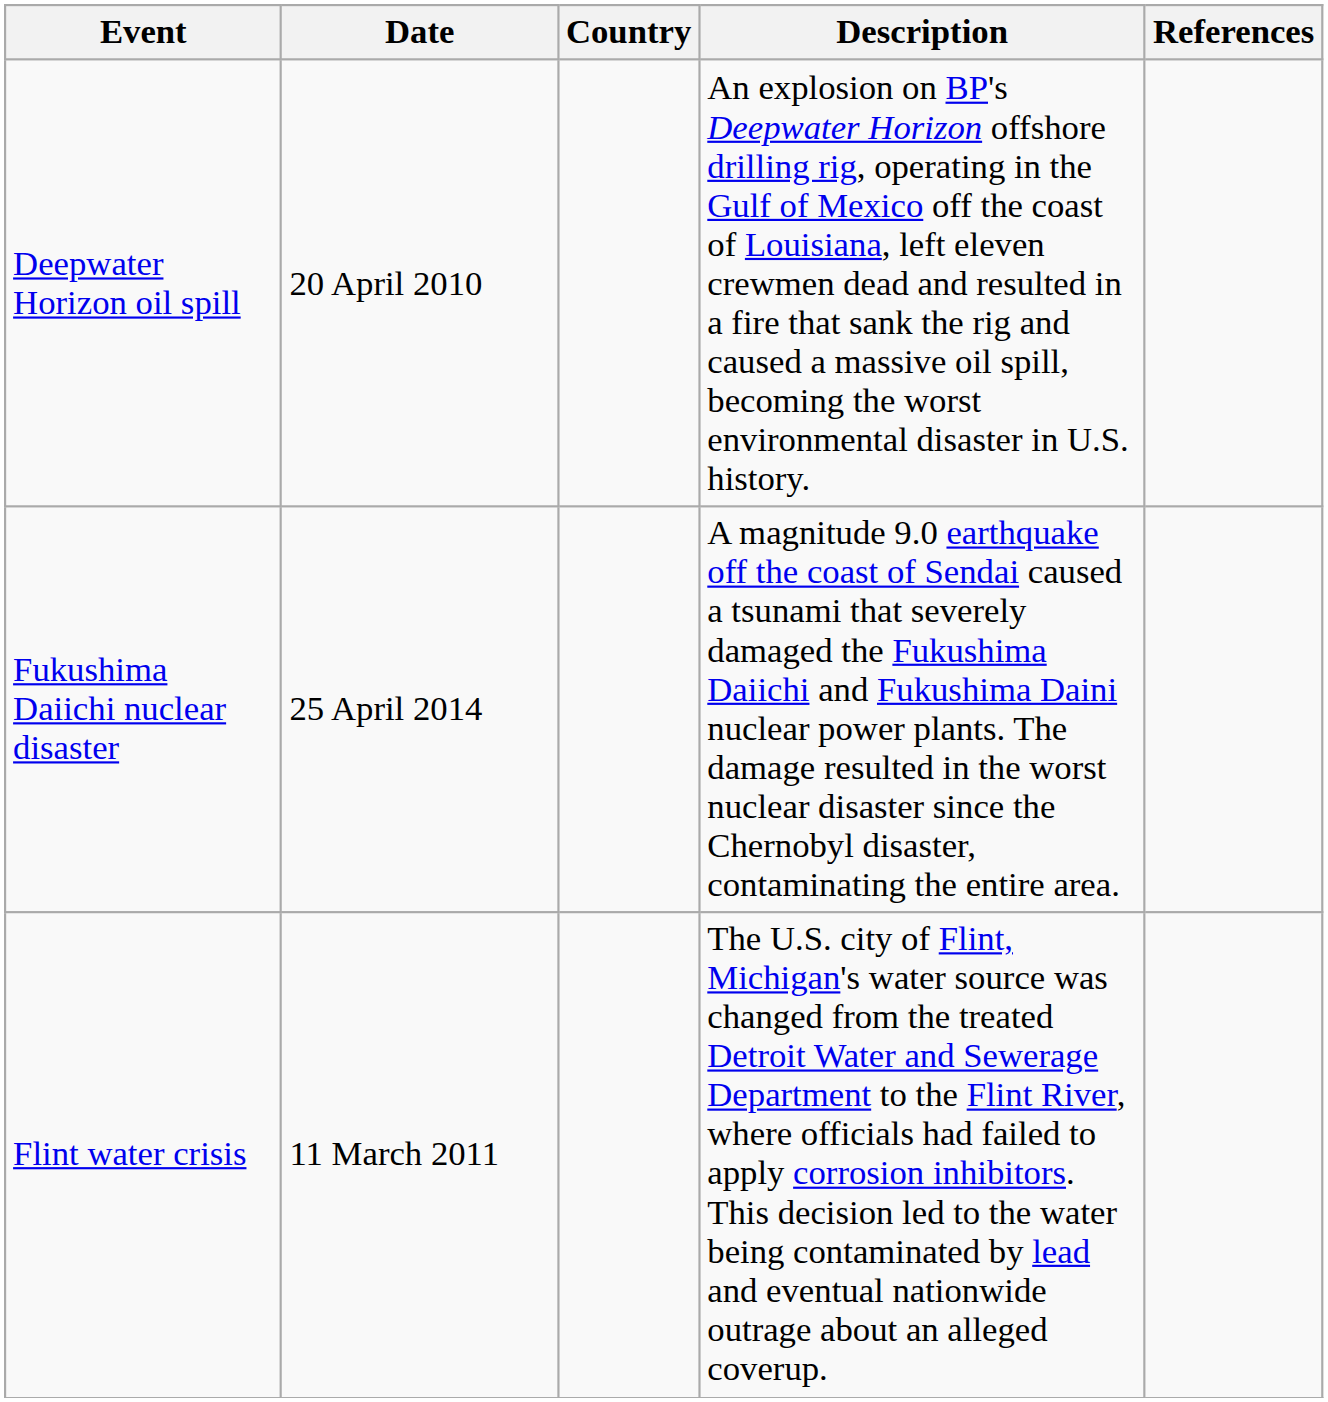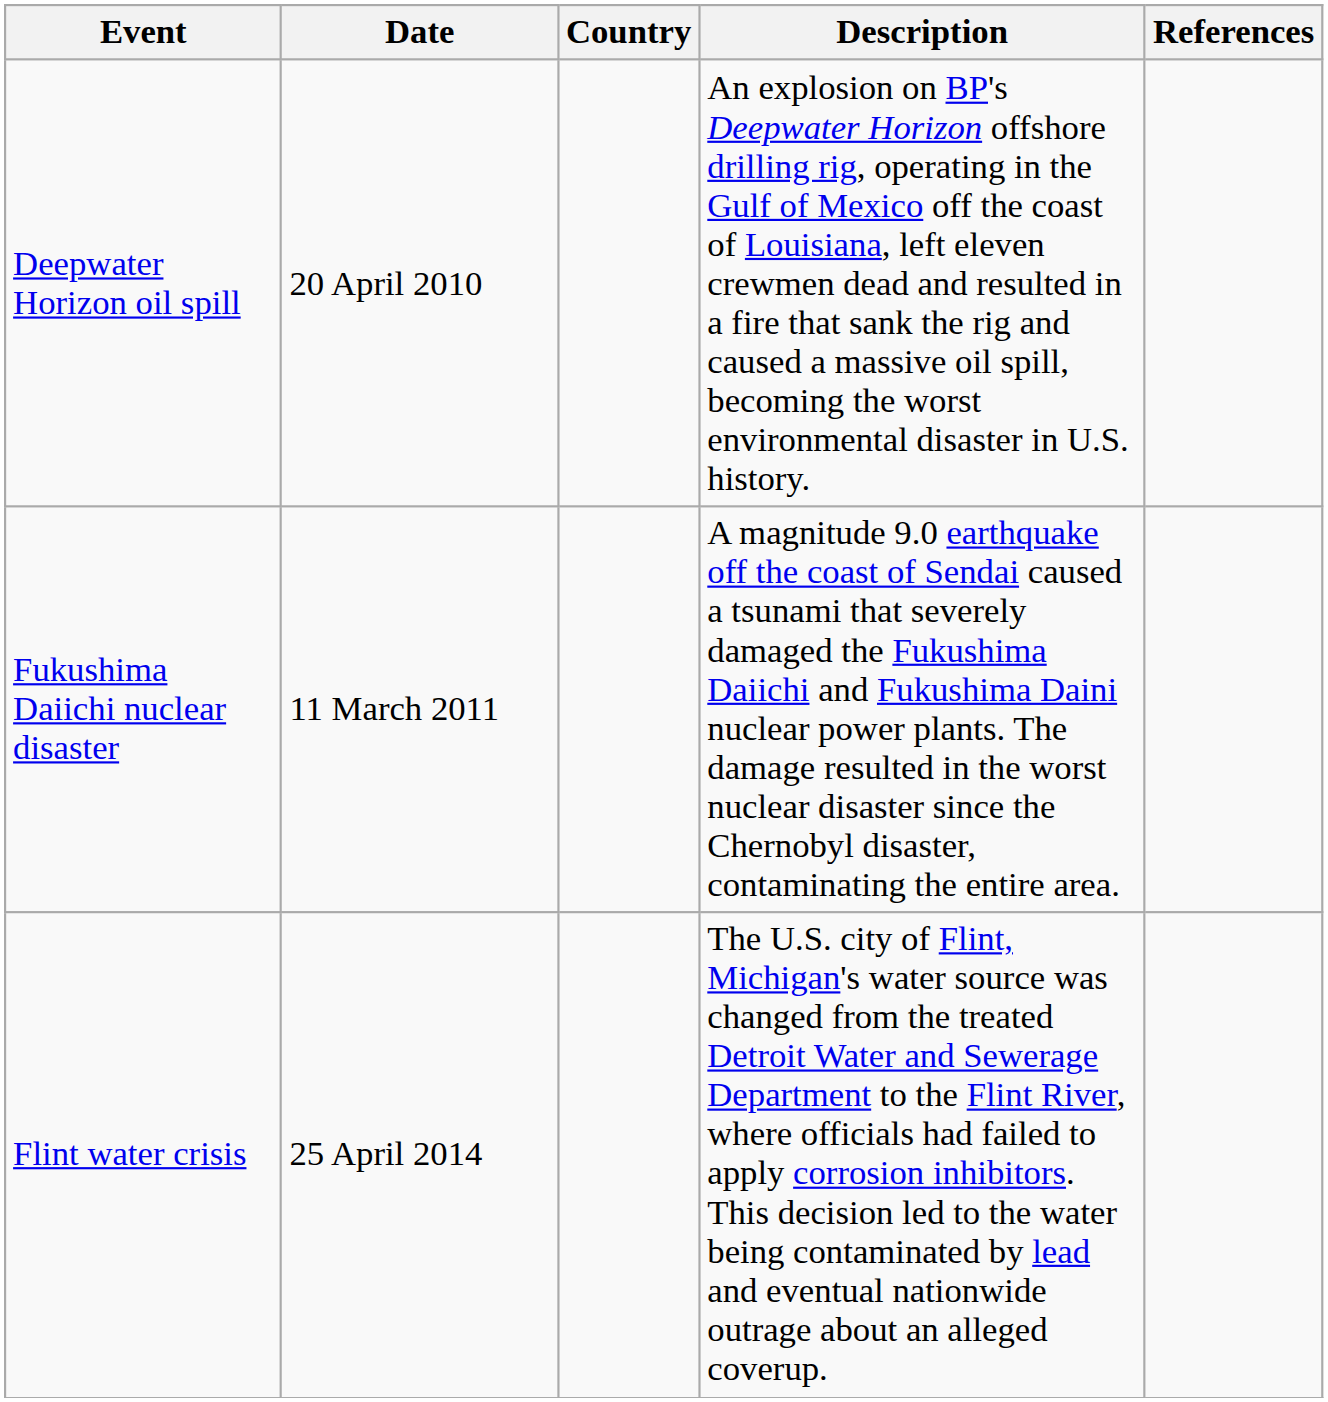(386, 708) 25 April 2014 -> (394, 708) 11 March 2011
(394, 1154) 11 March 2011 -> (386, 1154) 25 April 2014
